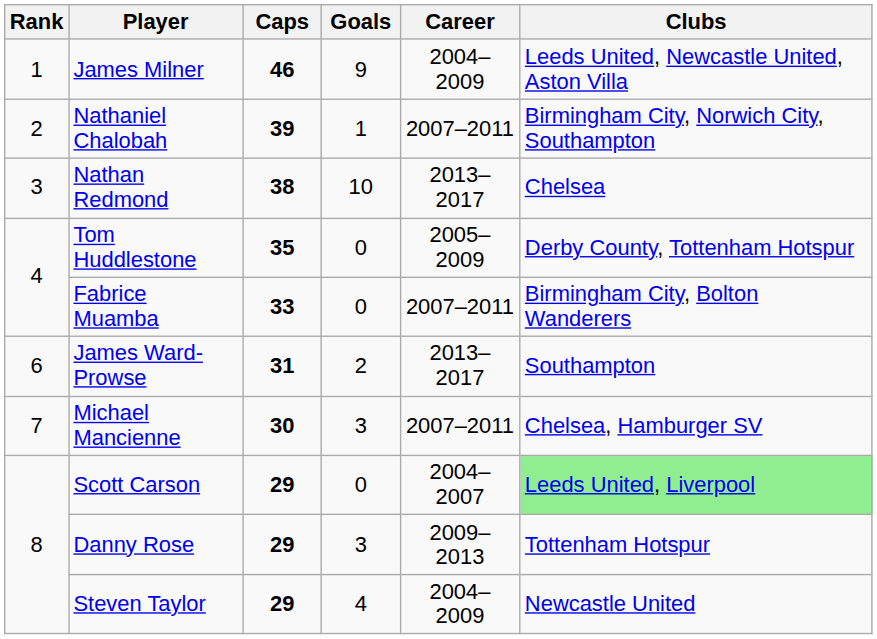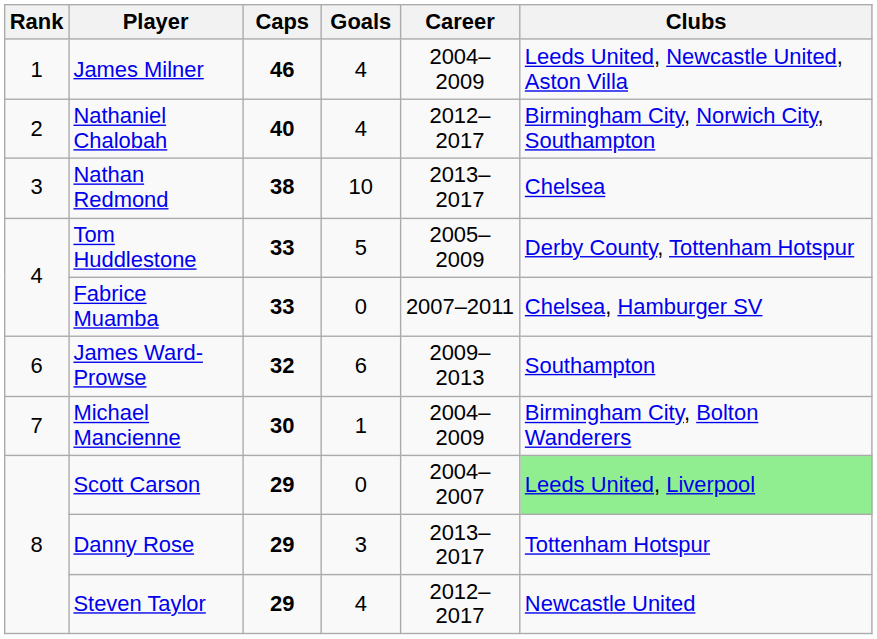(361, 68) 9 -> (361, 68) 4
(282, 128) 39 -> (282, 128) 40
(361, 128) 1 -> (361, 128) 4
(460, 128) 2007–2011 -> (460, 128) 2012–2017
(282, 247) 35 -> (282, 247) 33
(361, 247) 0 -> (361, 247) 5
(642, 306) Birmingham City, Bolton Wanderers -> (644, 306) Chelsea, Hamburger SV
(282, 366) 31 -> (282, 366) 32
(361, 366) 2 -> (361, 366) 6
(460, 366) 2013–2017 -> (460, 366) 2009–2013
(361, 425) 3 -> (361, 425) 1
(460, 425) 2007–2011 -> (460, 425) 2004–2009
(644, 425) Chelsea, Hamburger SV -> (642, 425) Birmingham City, Bolton Wanderers
(460, 544) 2009–2013 -> (460, 544) 2013–2017
(460, 603) 2004–2009 -> (460, 603) 2012–2017
